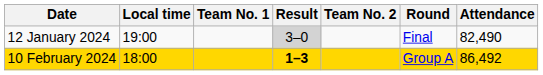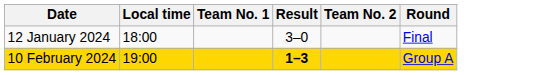- column: (497, 15)
(140, 37) 19:00 -> (140, 37) 18:00
(297, 37) lightgrey background -> (297, 37) no background
(140, 59) 18:00 -> (140, 59) 19:00
